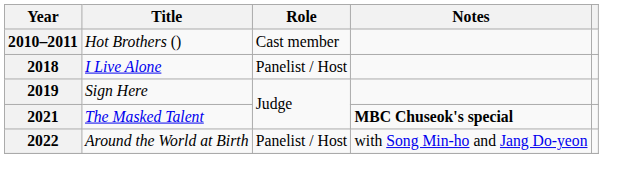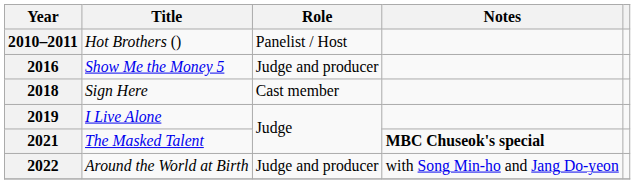(297, 41) Cast member -> (301, 41) Panelist / Host
+ row: (43, 66)
(123, 66) I Live Alone -> (116, 91) Sign Here
(301, 66) Panelist / Host -> (297, 91) Cast member
(116, 91) Sign Here -> (123, 116) I Live Alone
(301, 141) Panelist / Host -> (317, 166) Judge and producer
